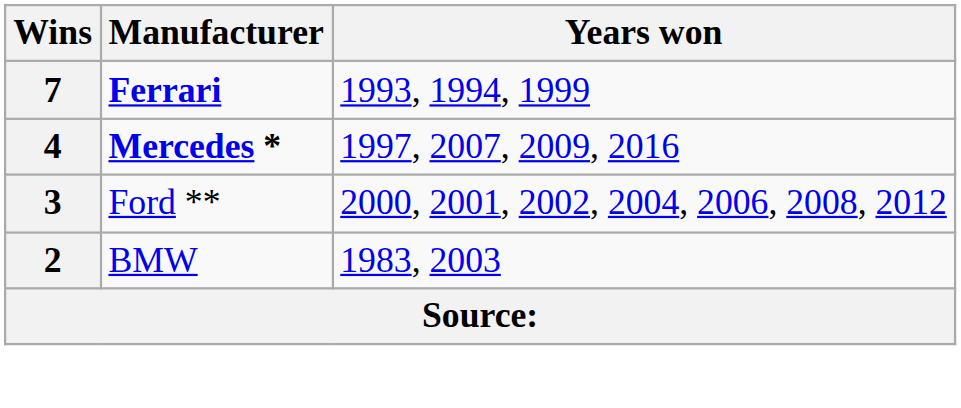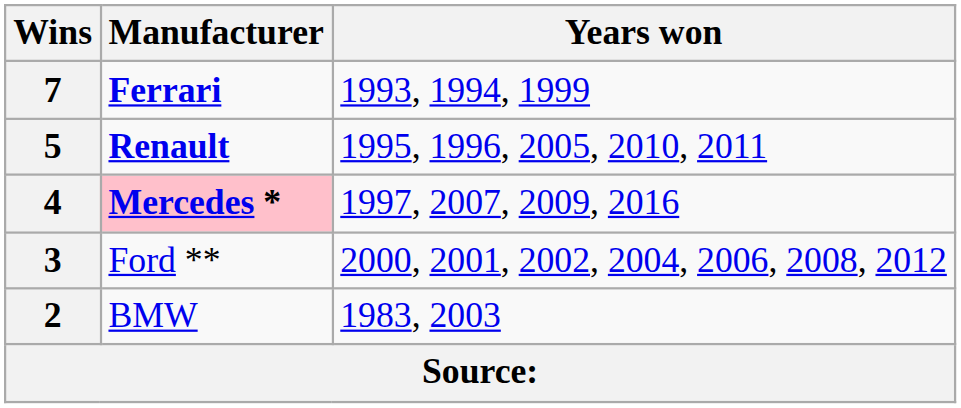+ row: (53, 145)
(195, 145) no background -> (195, 202) pink background
